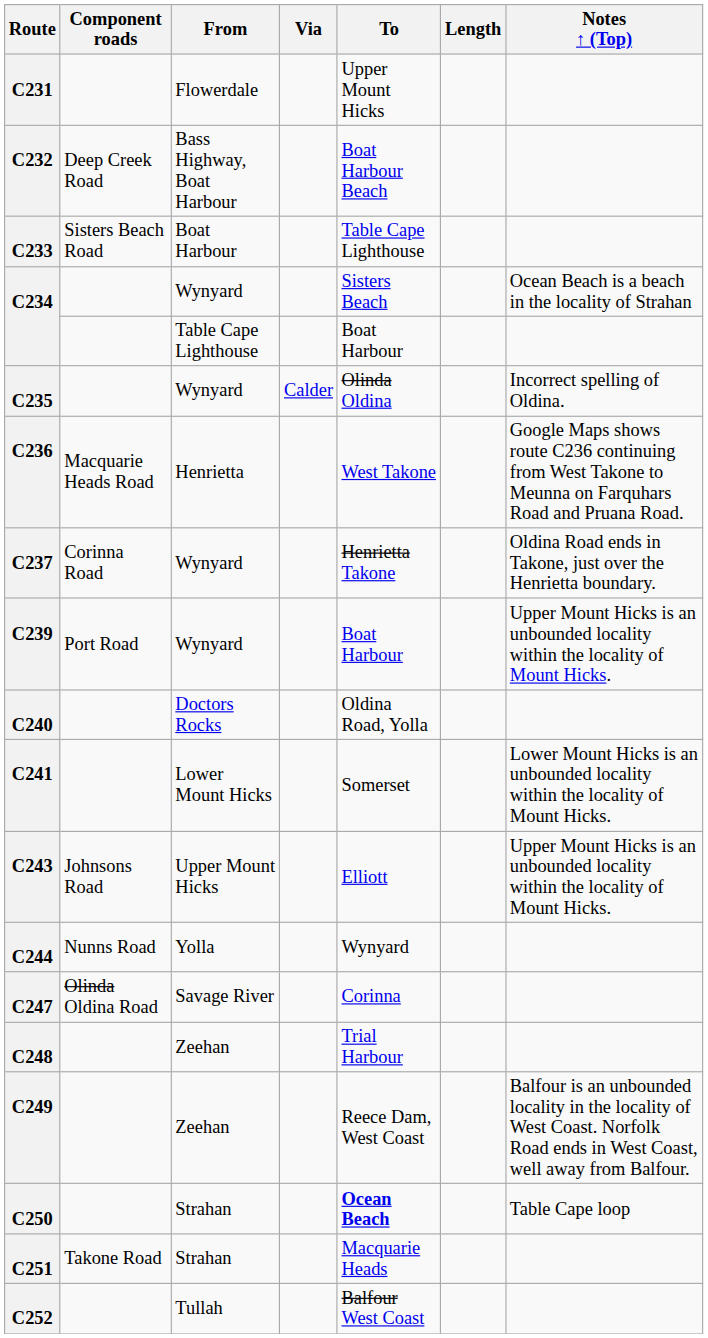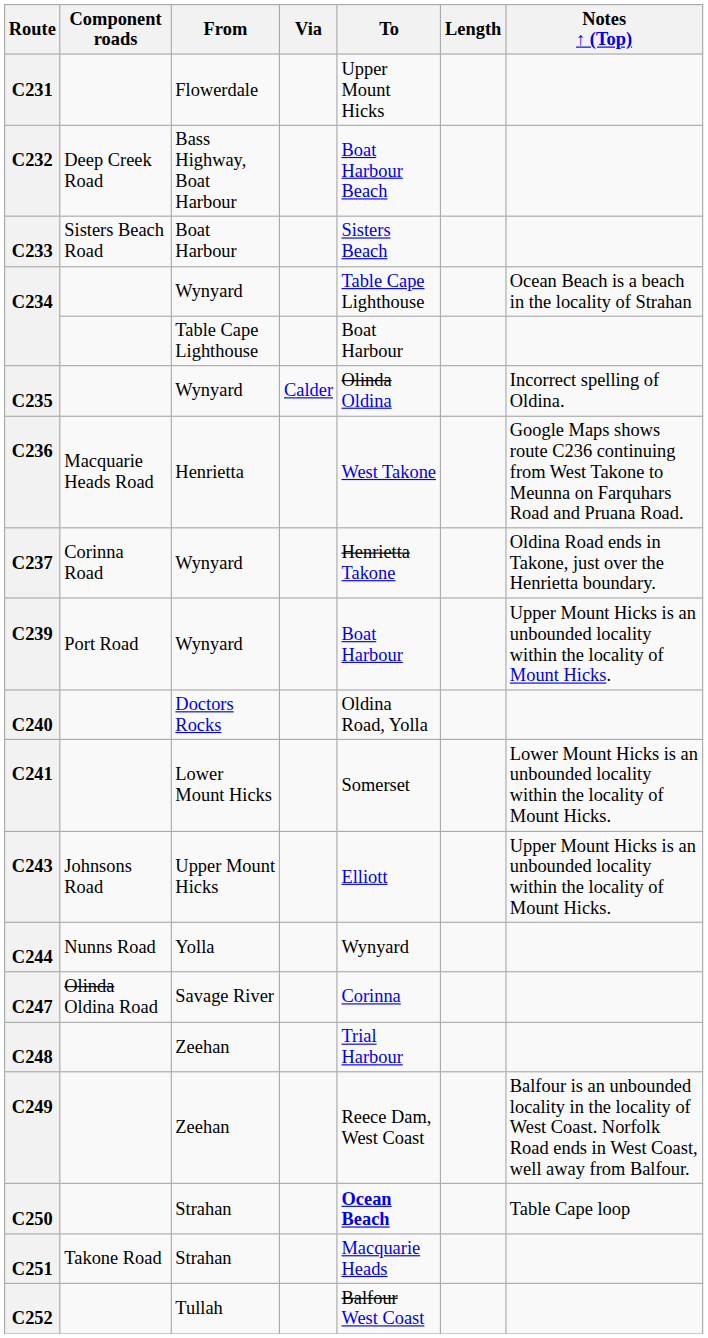(383, 241) Table Cape Lighthouse -> (366, 241) Sisters Beach
(366, 291) Sisters Beach -> (383, 291) Table Cape Lighthouse
